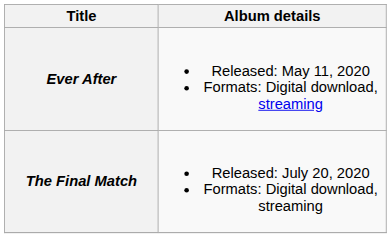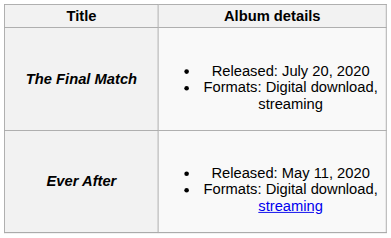rows swapped: (81, 79) <-> (81, 181)
